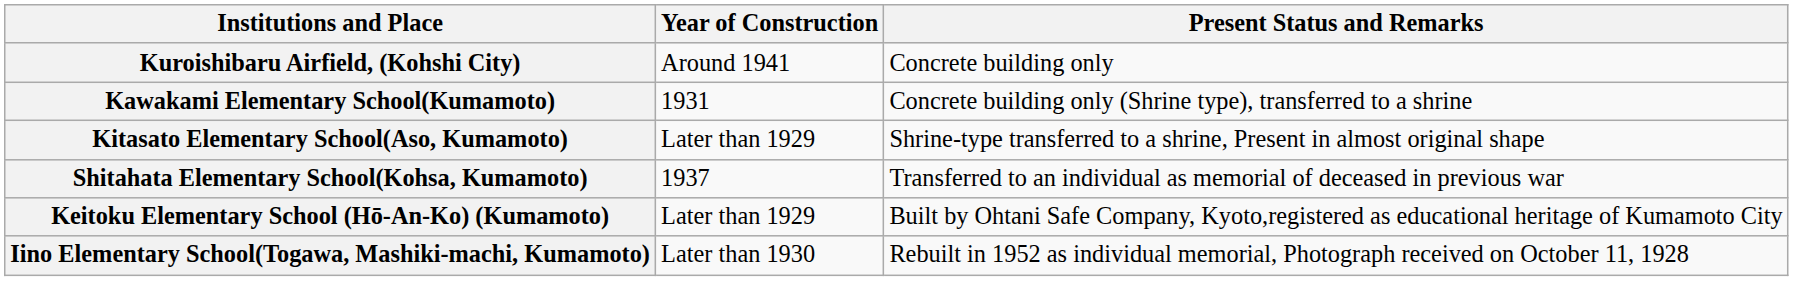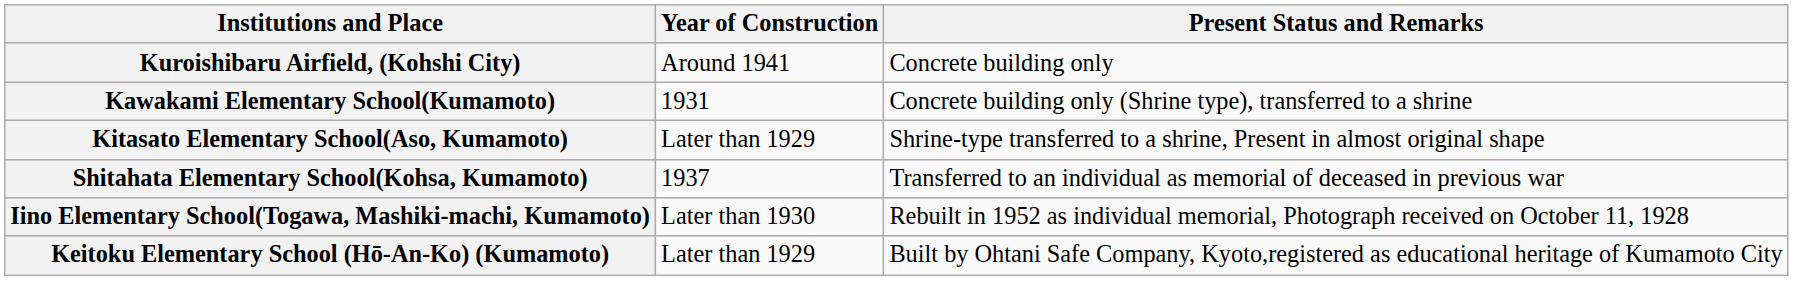rows swapped: (330, 255) <-> (330, 216)
